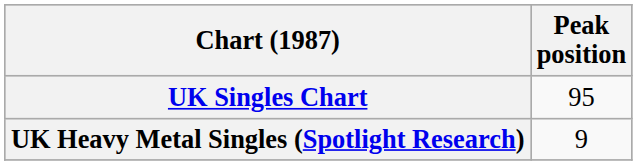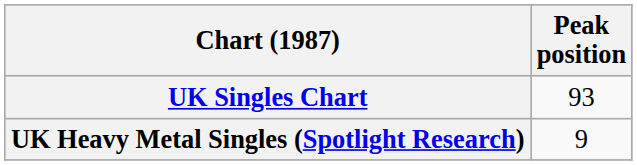(581, 97) 95 -> (581, 97) 93
